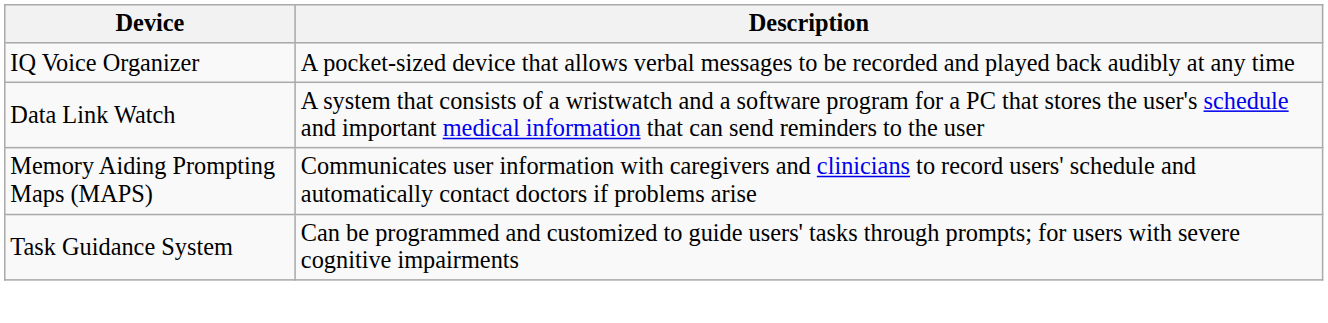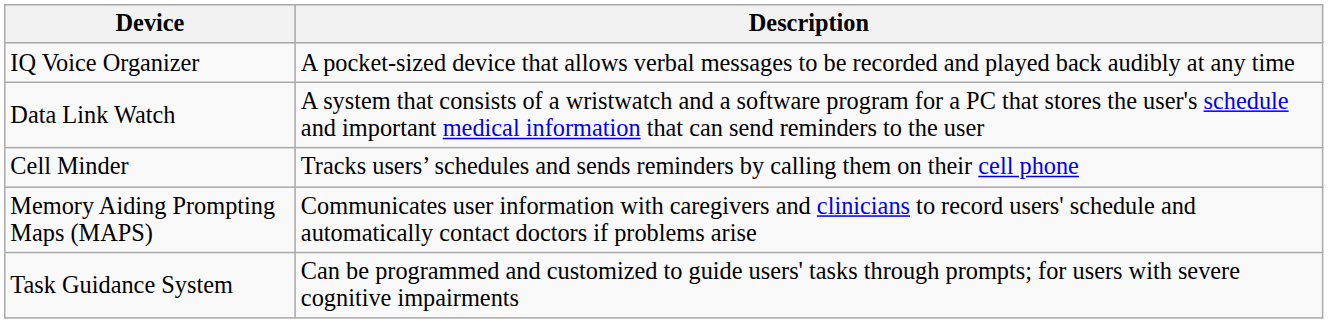+ row: (69, 166)
